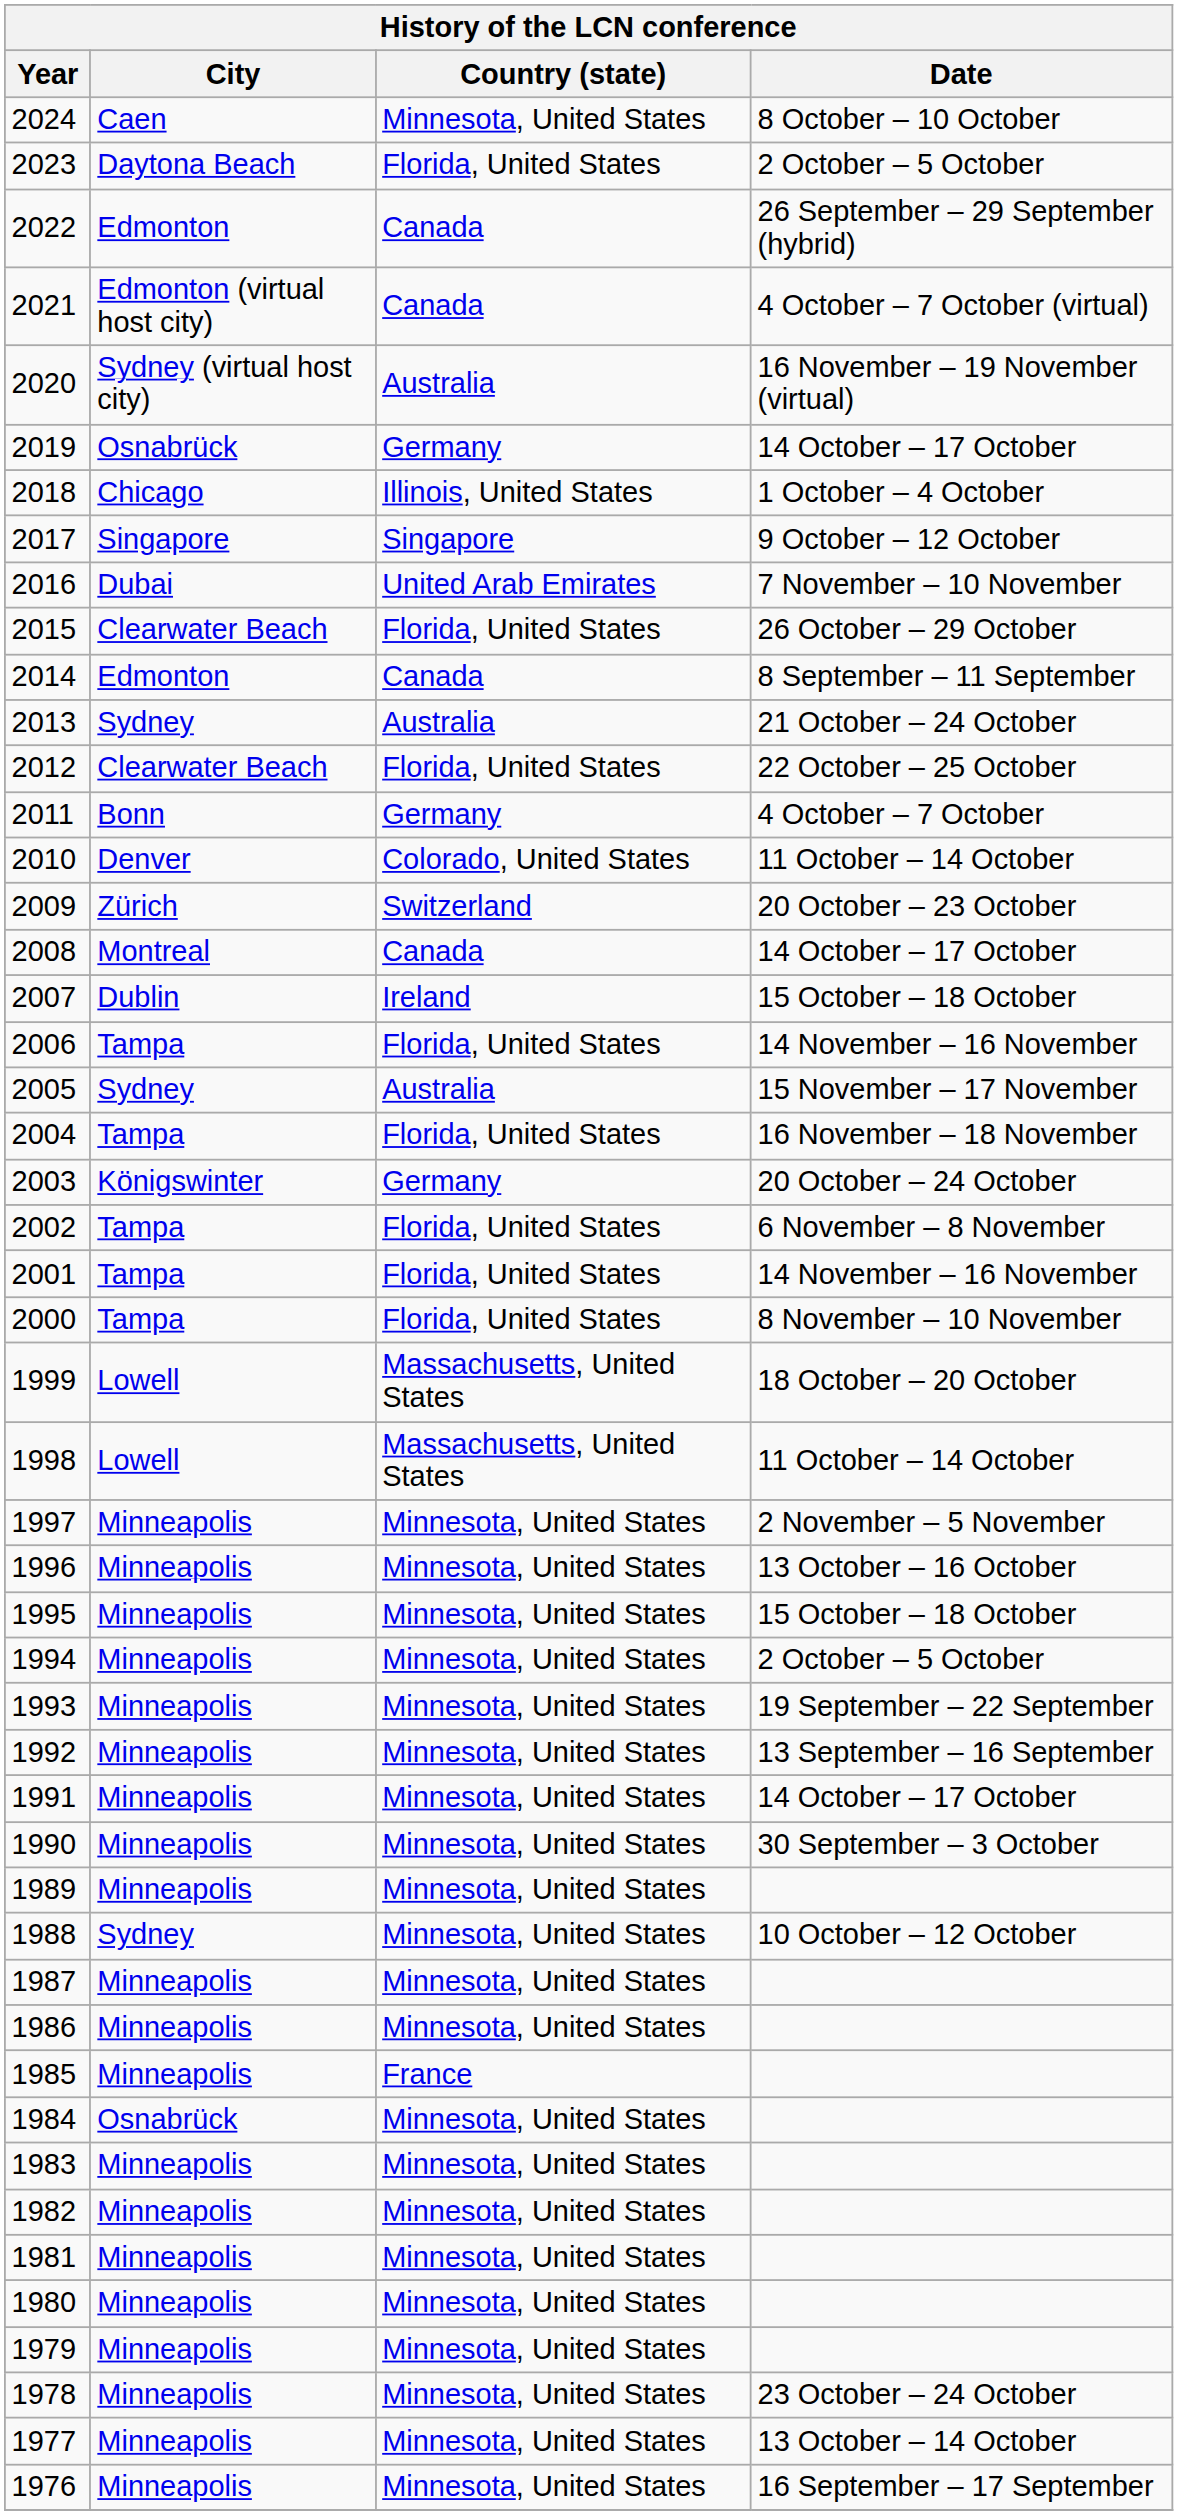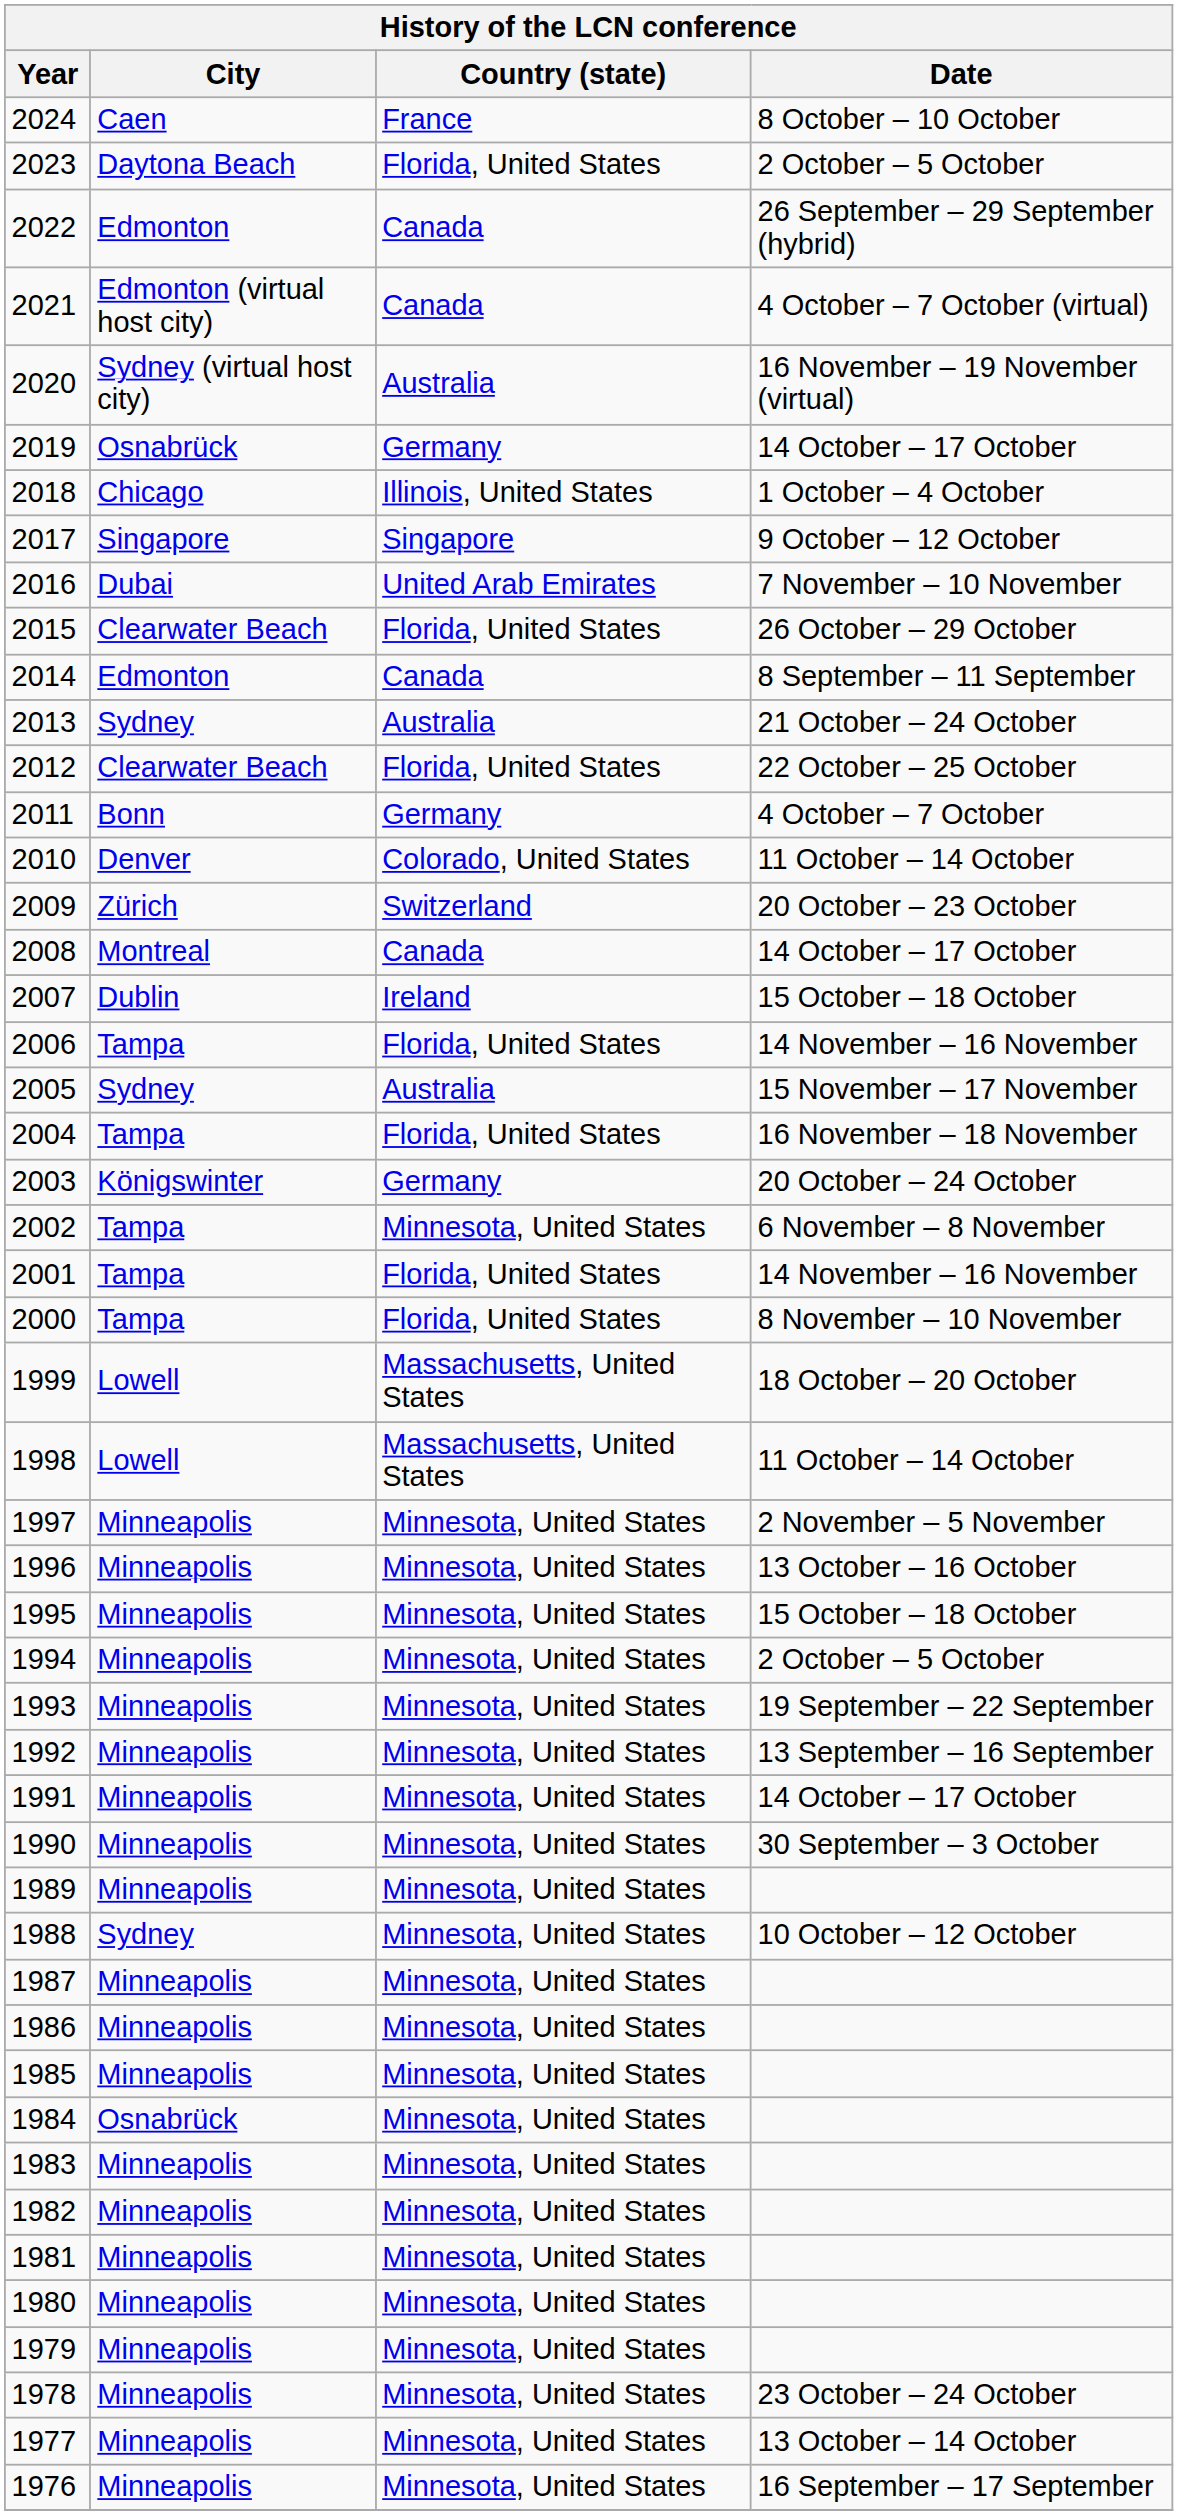(544, 119) Minnesota, United States -> (427, 119) France
(521, 1227) Florida, United States -> (544, 1227) Minnesota, United States
(427, 2073) France -> (544, 2073) Minnesota, United States
